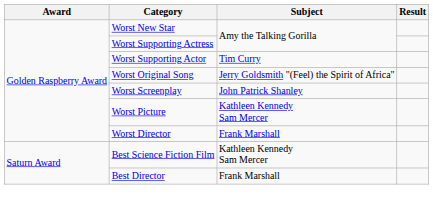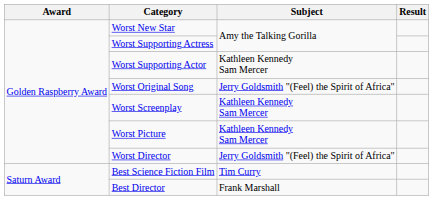(240, 59) Tim Curry -> (256, 65) Kathleen Kennedy Sam Mercer
(261, 91) John Patrick Shanley -> (256, 107) Kathleen Kennedy Sam Mercer
(249, 133) Frank Marshall -> (307, 155) Jerry Goldsmith "(Feel) the Spirit of Africa"
(256, 154) Kathleen Kennedy Sam Mercer -> (240, 171) Tim Curry
